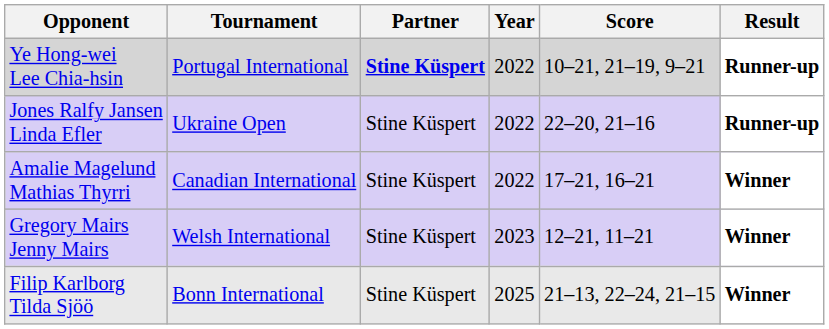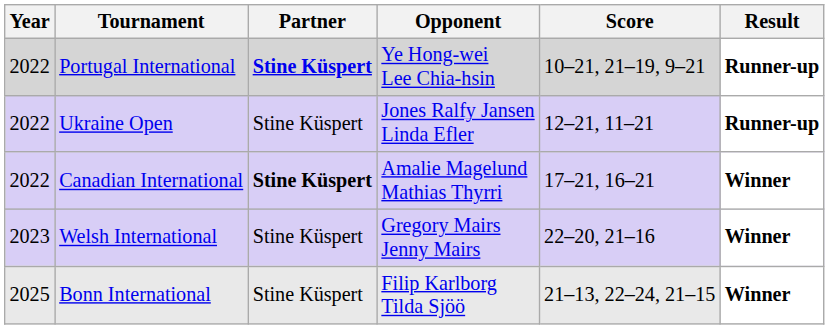columns swapped: (515, 21) <-> (86, 21)
(600, 123) 22–20, 21–16 -> (599, 123) 12–21, 11–21
(421, 180) normal -> (312, 180) bold
(599, 237) 12–21, 11–21 -> (600, 237) 22–20, 21–16
